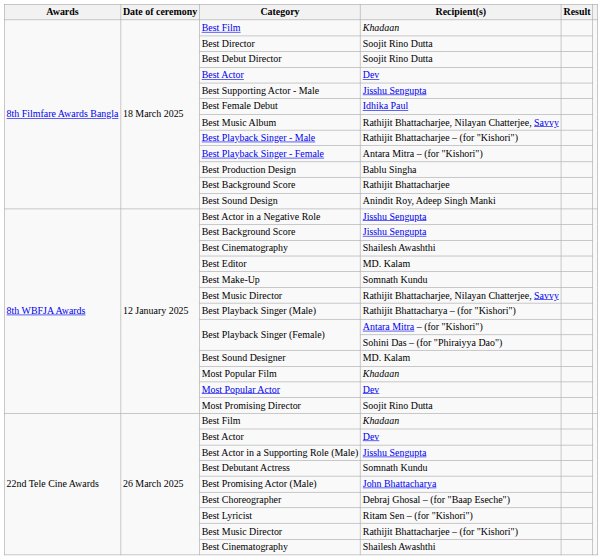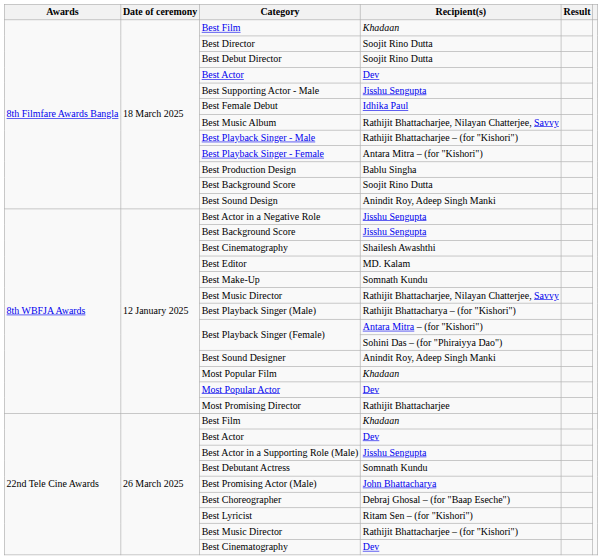(406, 185) Rathijit Bhattacharjee -> (398, 185) Soojit Rino Dutta
(386, 358) MD. Kalam -> (429, 358) Anindit Roy, Adeep Singh Manki
(398, 405) Soojit Rino Dutta -> (406, 405) Rathijit Bhattacharjee
(399, 547) Shailesh Awashthi -> (371, 547) Dev
